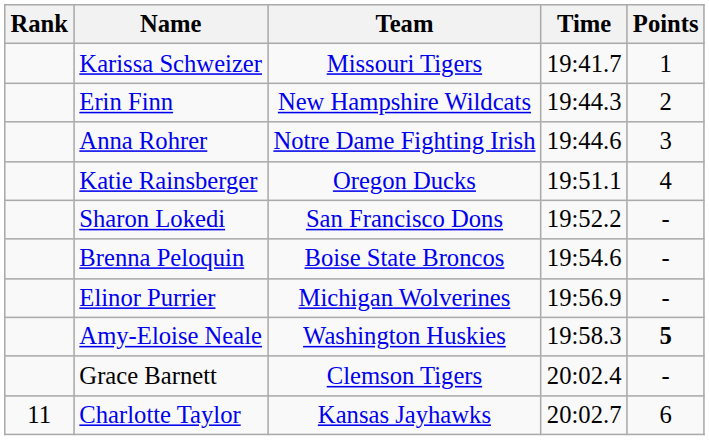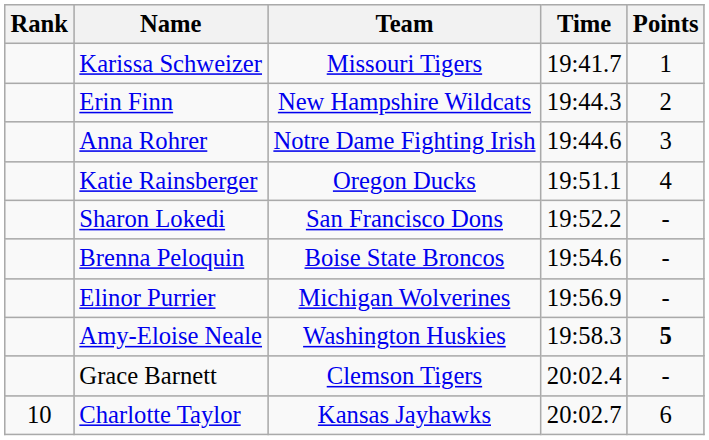(39, 414) 11 -> (39, 414) 10
